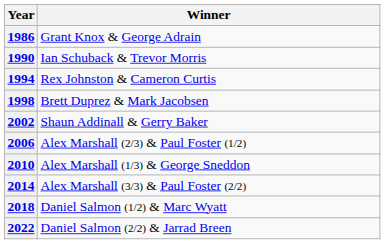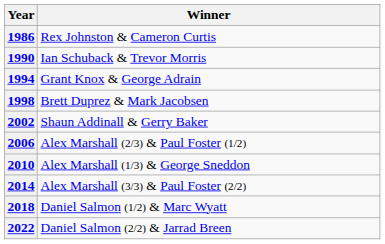(121, 36) Grant Knox & George Adrain -> (128, 36) Rex Johnston & Cameron Curtis
(128, 79) Rex Johnston & Cameron Curtis -> (121, 79) Grant Knox & George Adrain
